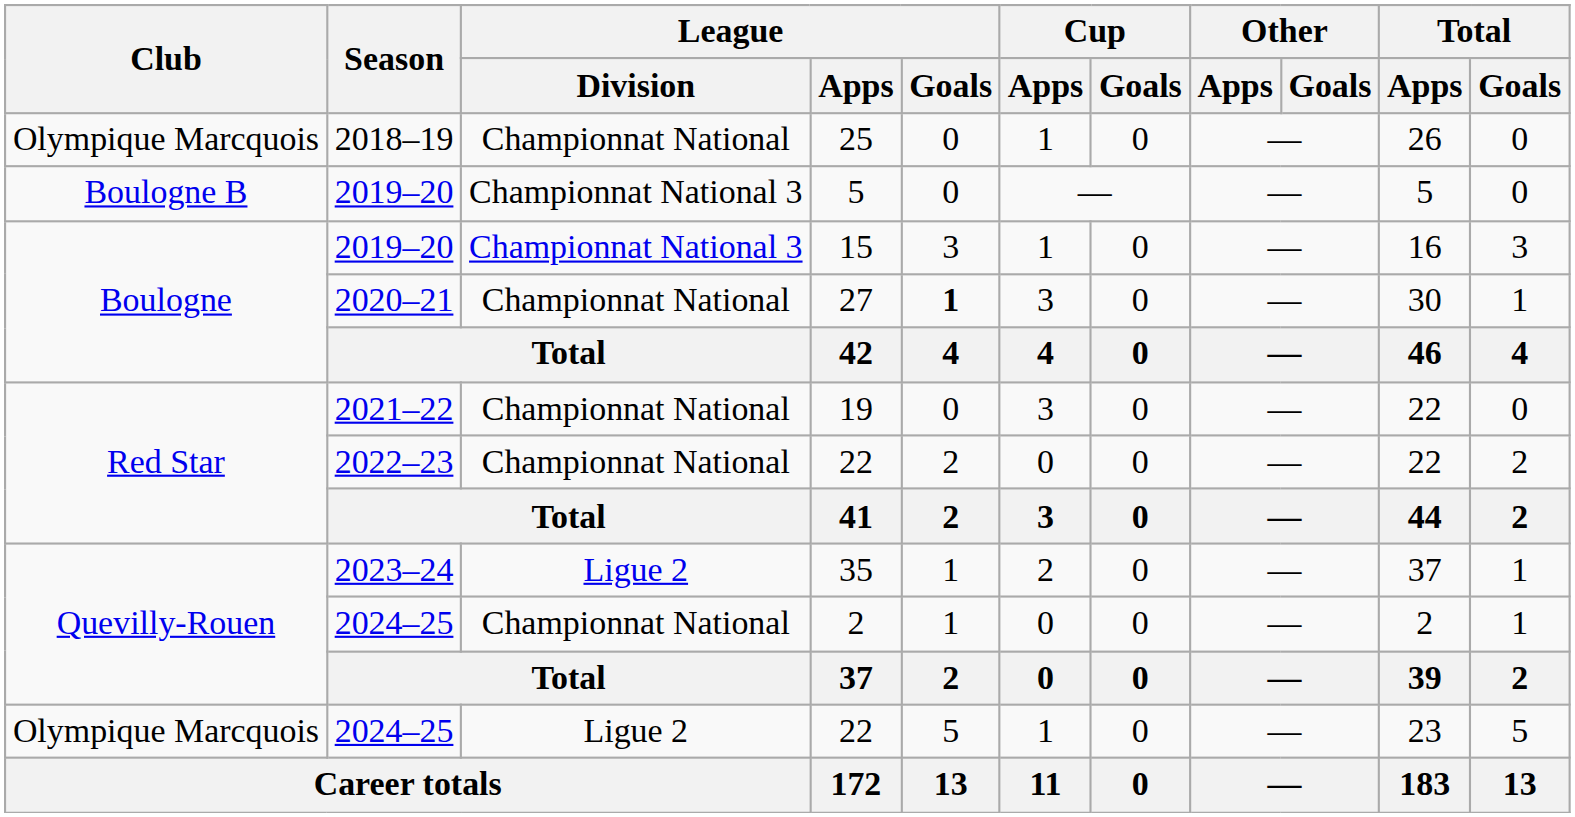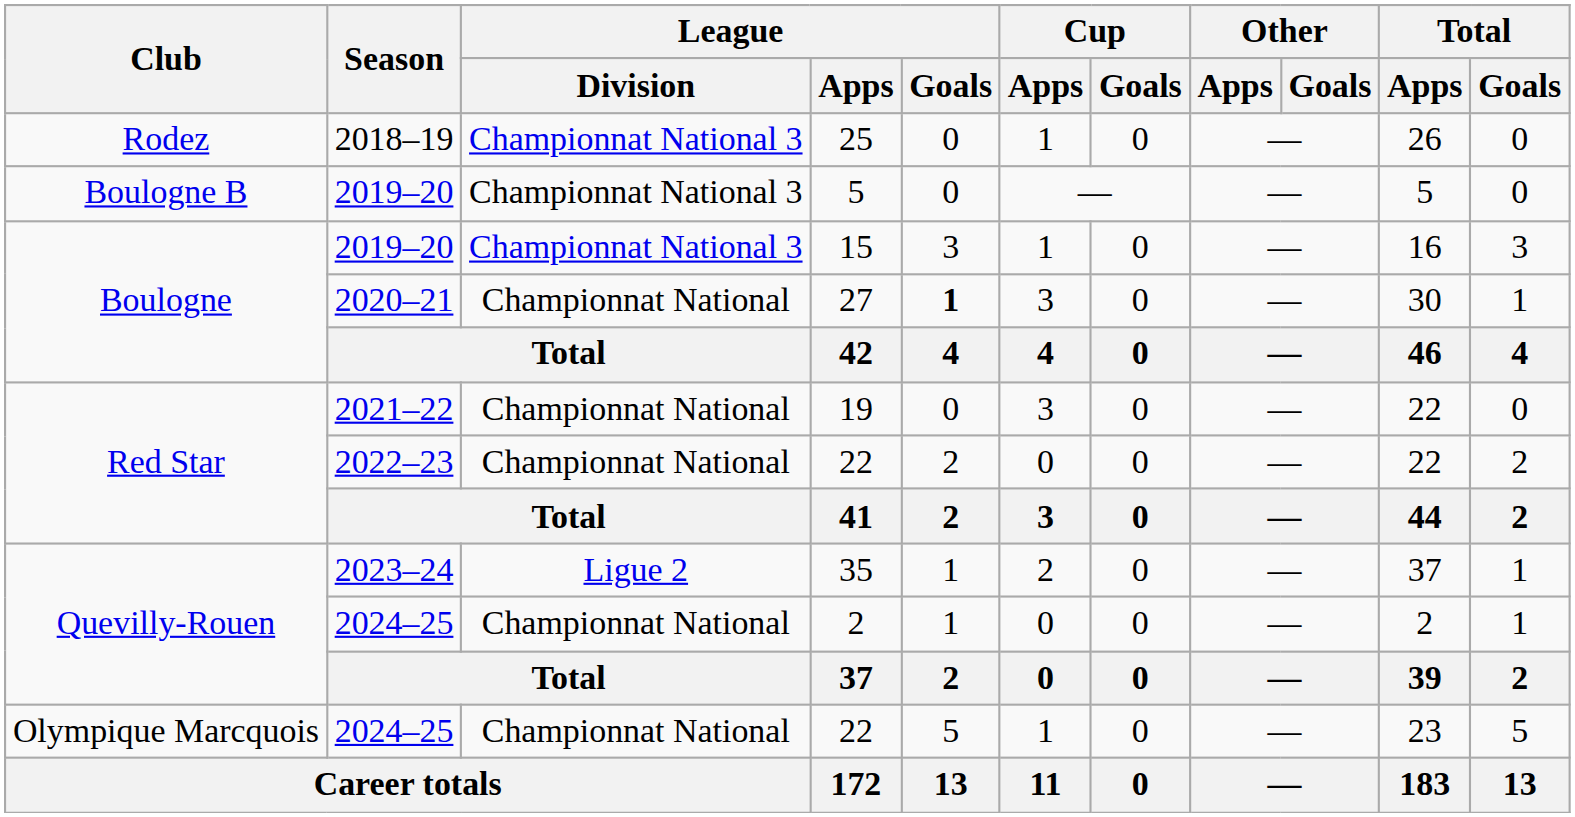(166, 138) Olympique Marcquois -> (166, 138) Rodez
(636, 138) Championnat National -> (636, 138) Championnat National 3
(636, 730) Ligue 2 -> (636, 730) Championnat National
